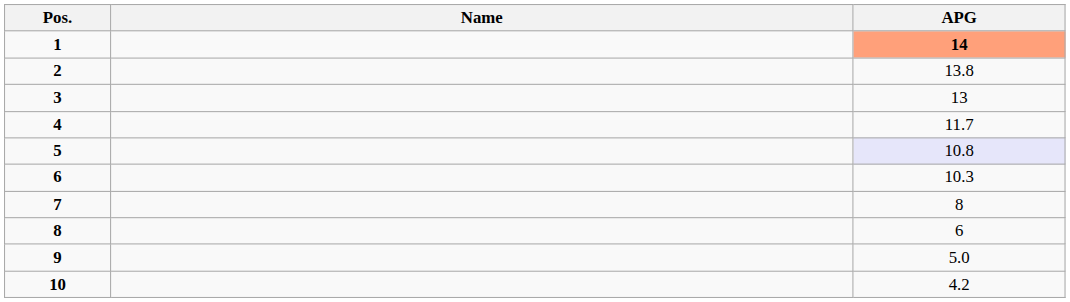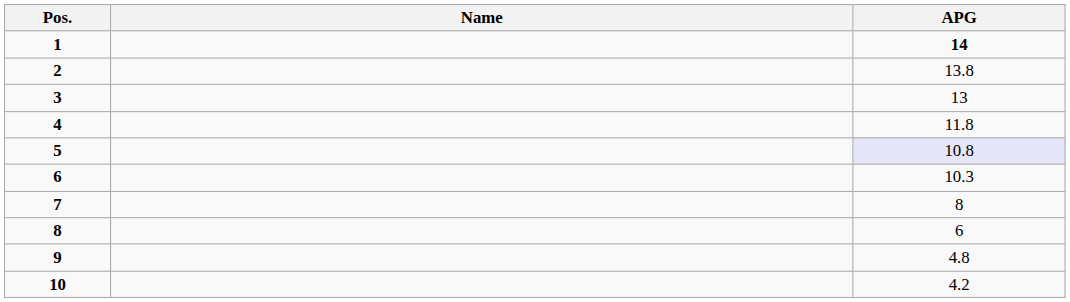(959, 44) lightsalmon background -> (959, 44) no background
(959, 124) 11.7 -> (959, 124) 11.8
(959, 257) 5.0 -> (959, 257) 4.8
